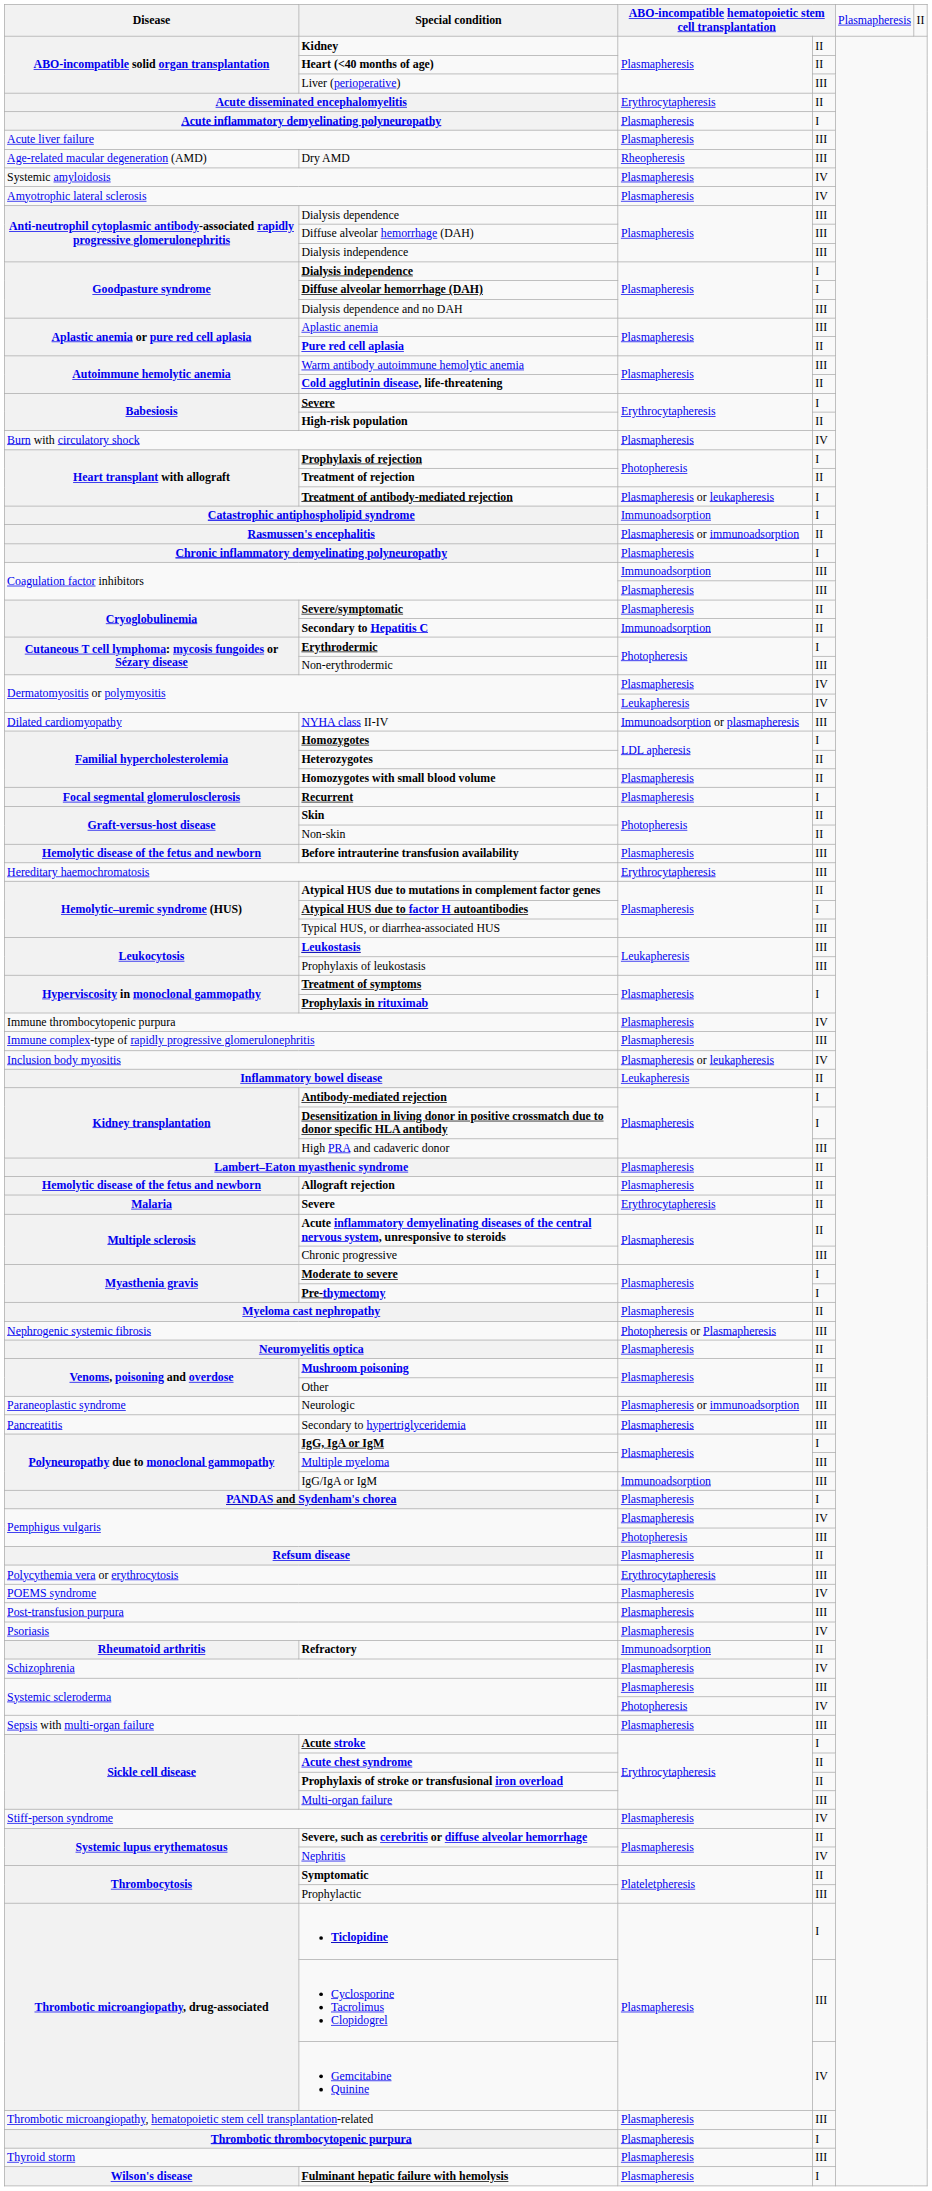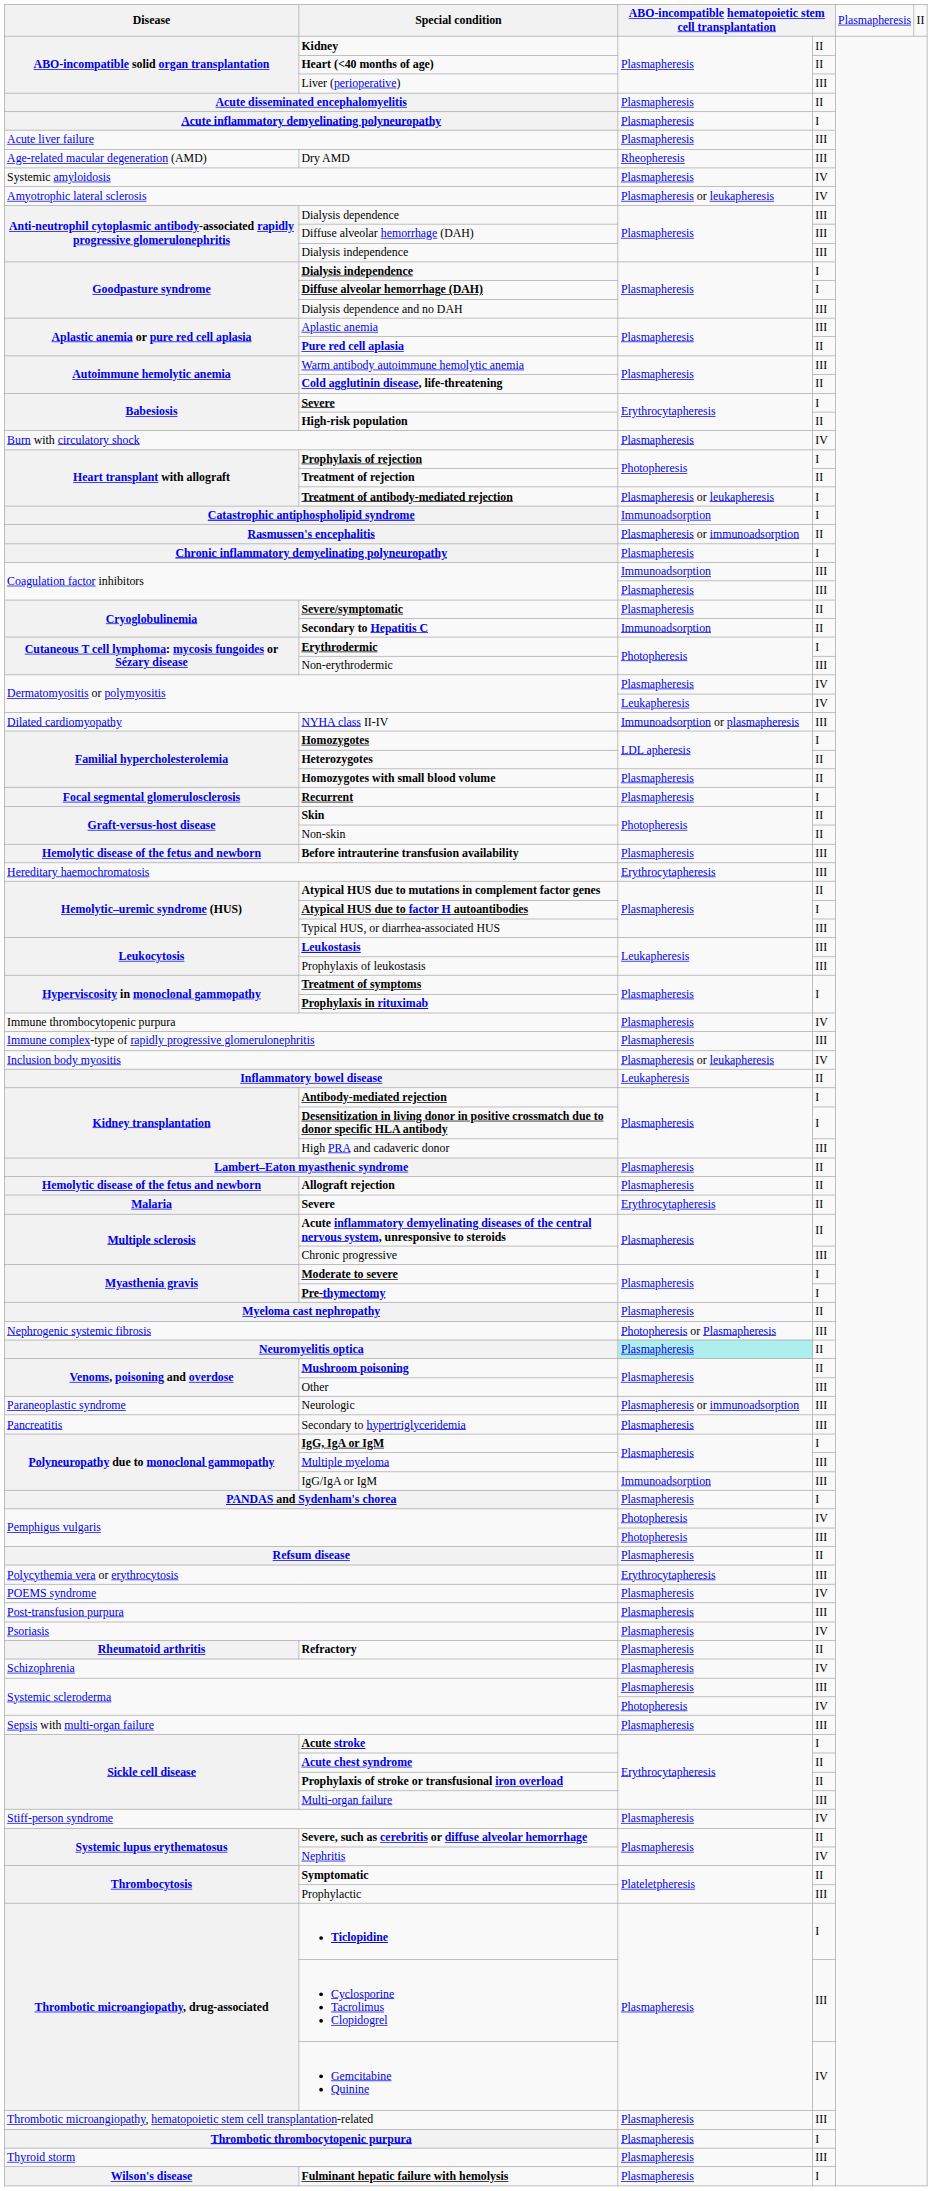(668, 102) Erythrocytapheresis -> (657, 102) Plasmapheresis
(657, 196) Plasmapheresis -> (698, 196) Plasmapheresis or leukapheresis
(657, 1349) no background -> (657, 1349) paleturquoise background
(657, 1518) Plasmapheresis -> (654, 1518) Photopheresis
(666, 1649) Immunoadsorption -> (657, 1649) Plasmapheresis
